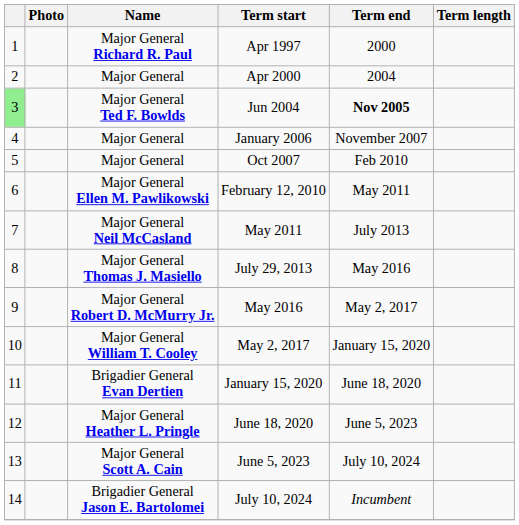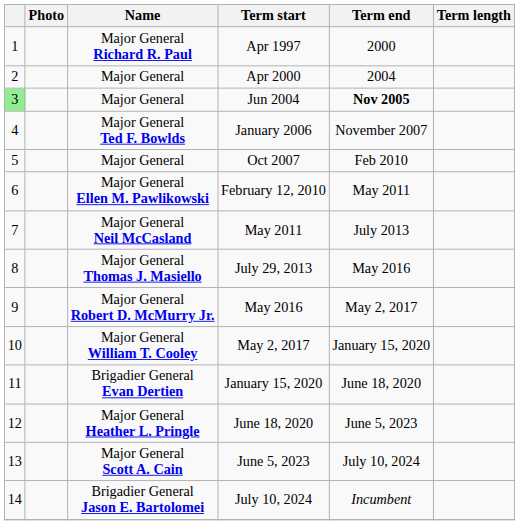(143, 107) Major General Ted F. Bowlds -> (143, 99) Major General
(143, 138) Major General -> (143, 130) Major General Ted F. Bowlds
